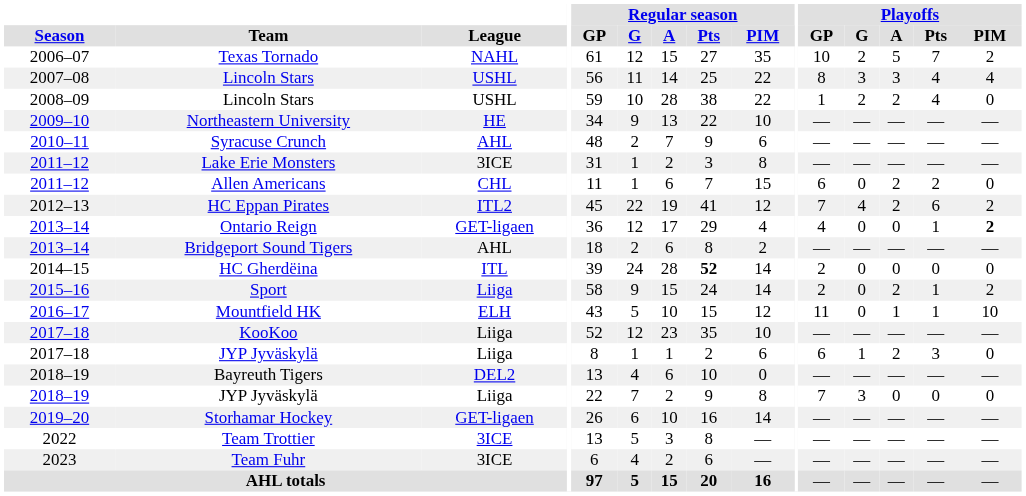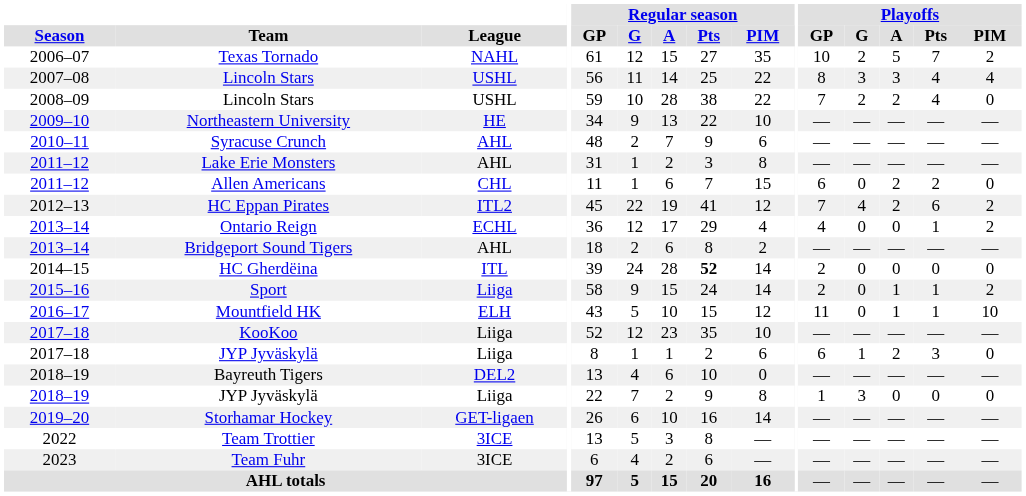(821, 99) 1 -> (821, 99) 7
(495, 162) 3ICE -> (495, 162) AHL
(495, 226) GET-ligaen -> (495, 226) ECHL
(990, 226) bold -> (990, 226) normal
(896, 290) 2 -> (896, 290) 1
(821, 396) 7 -> (821, 396) 1
